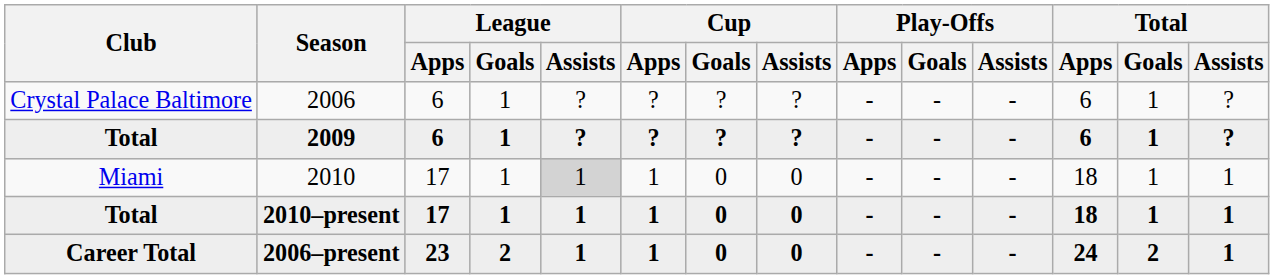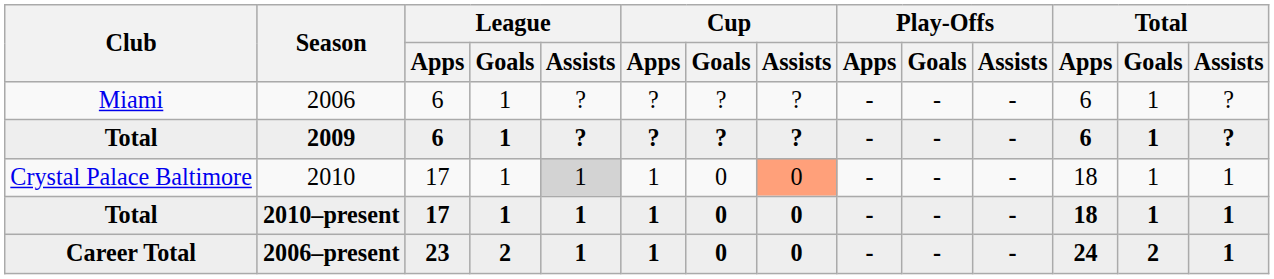(131, 100) Crystal Palace Baltimore -> (131, 100) Miami
(131, 176) Miami -> (131, 176) Crystal Palace Baltimore
(797, 176) no background -> (797, 176) lightsalmon background
